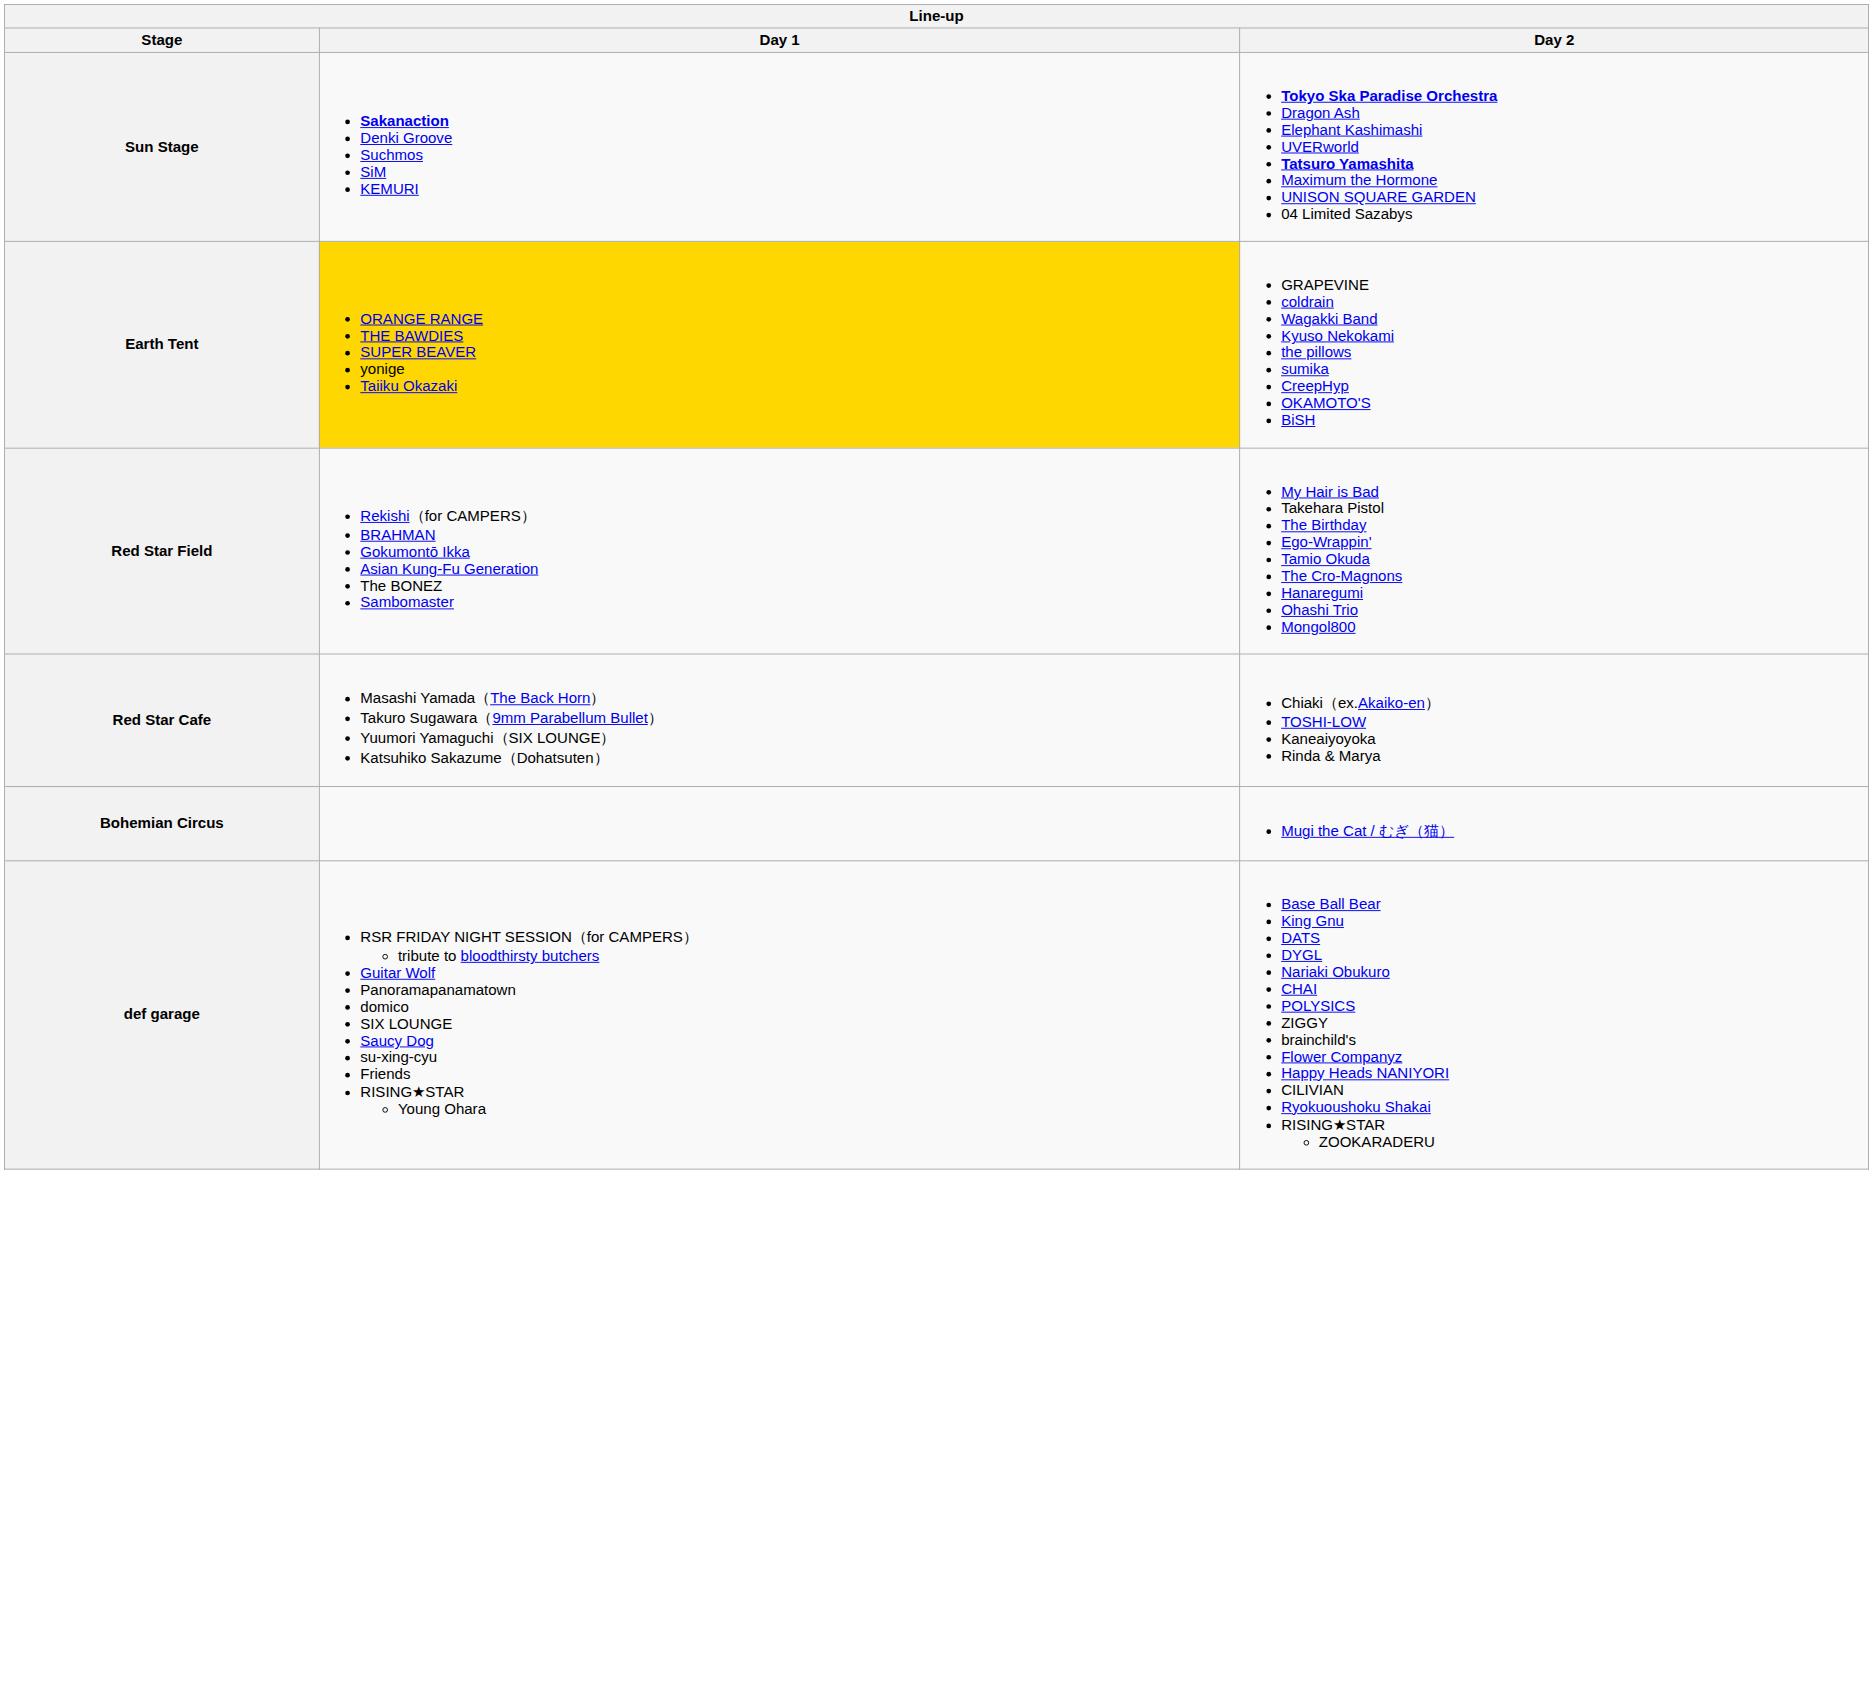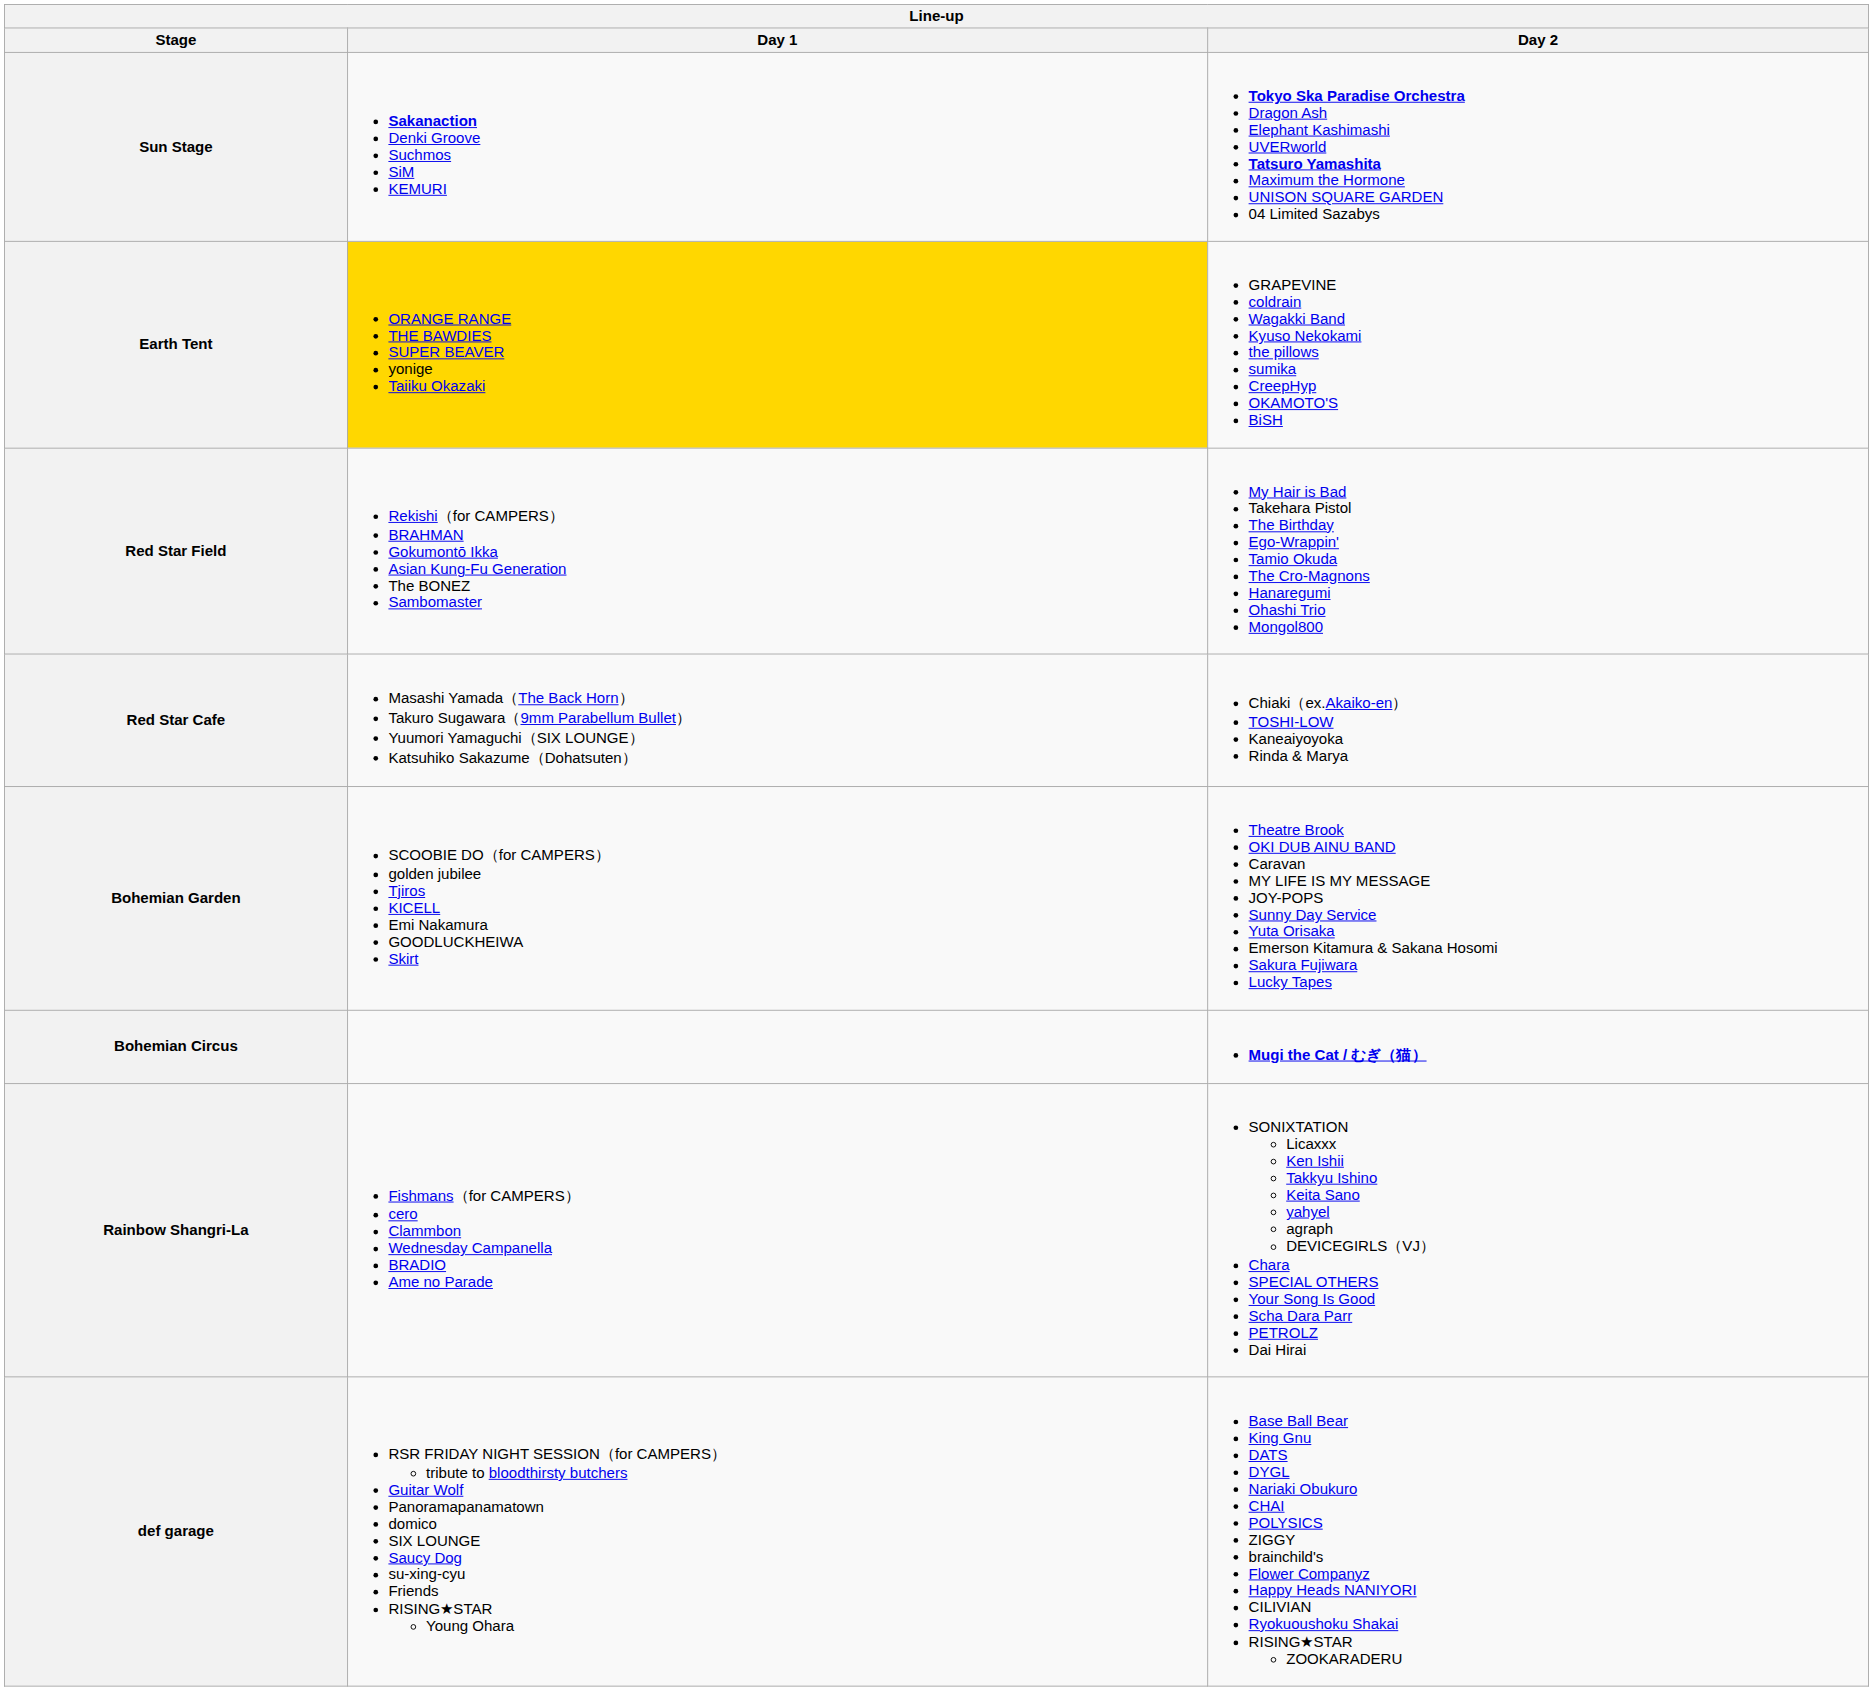+ row: (176, 898)
(1554, 832) normal -> (1538, 1055) bold
+ row: (176, 1230)
